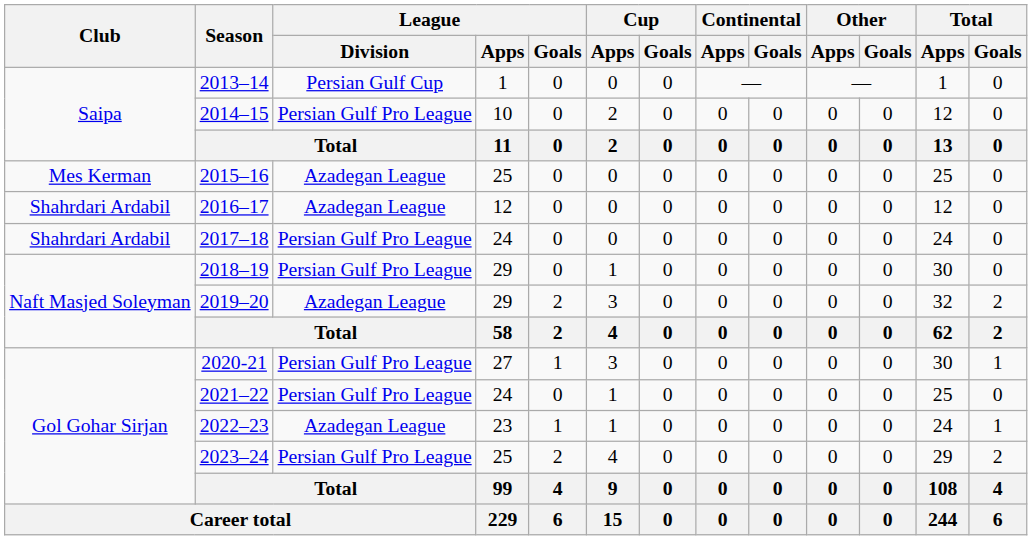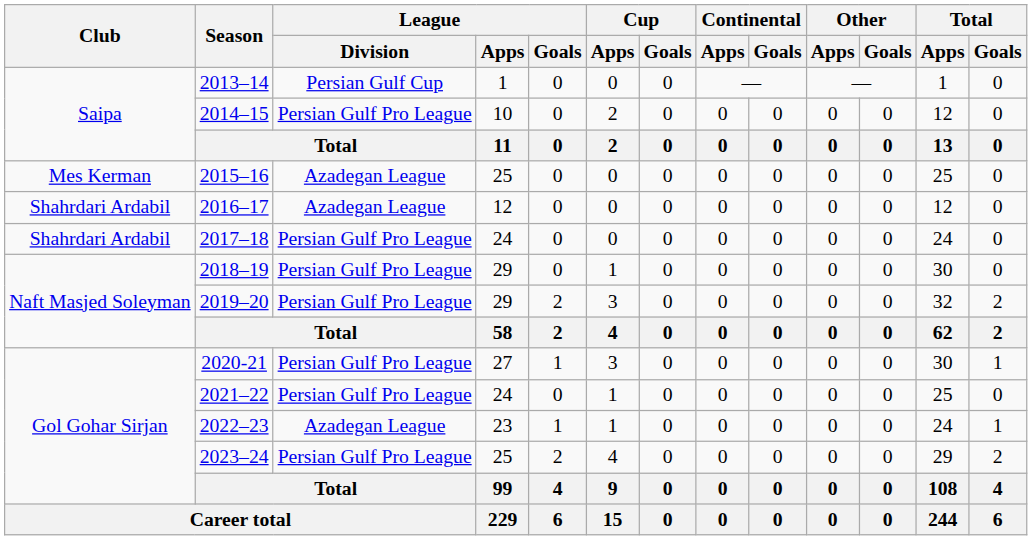(375, 301) Azadegan League -> (375, 301) Persian Gulf Pro League
